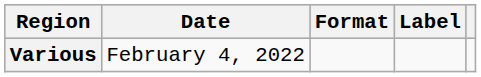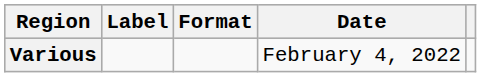columns swapped: (206, 22) <-> (430, 22)
